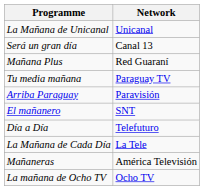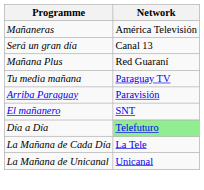rows swapped: (30, 161) <-> (58, 29)
(137, 128) no background -> (137, 128) lightgreen background
- row: (56, 177)
